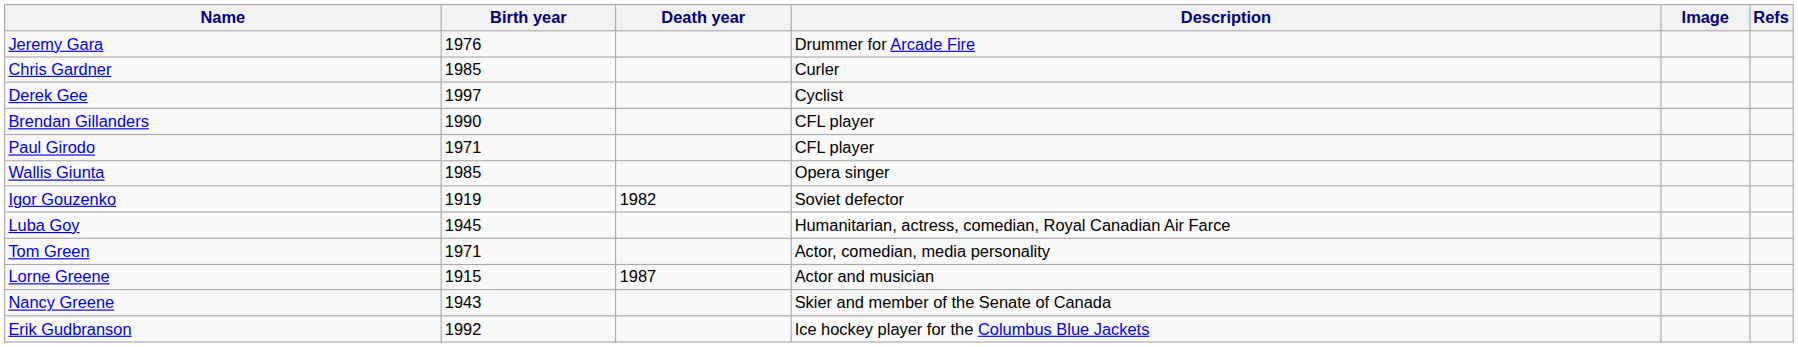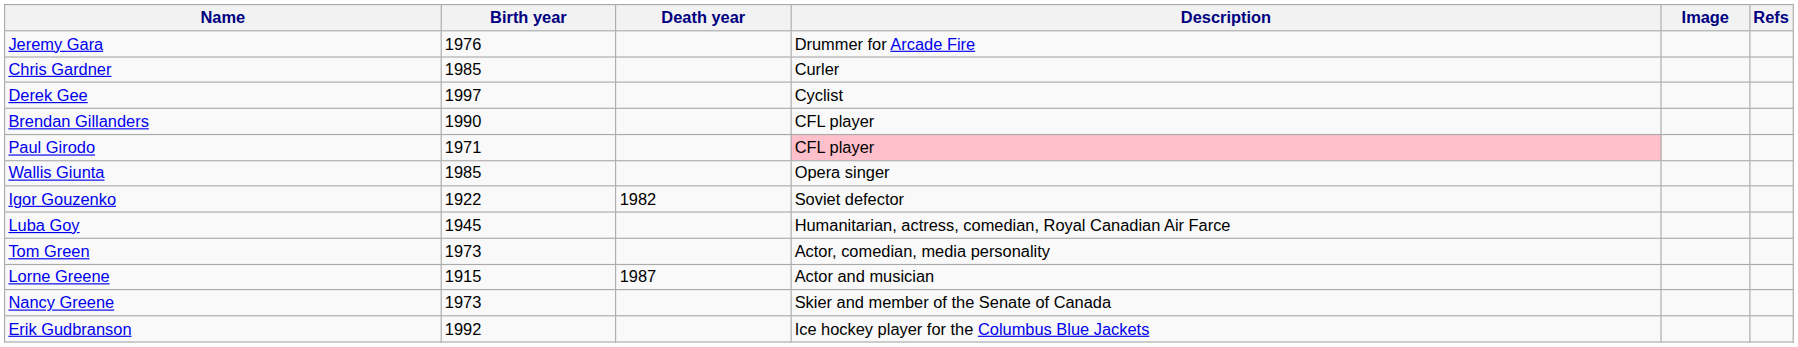(834, 148) no background -> (834, 148) pink background
(463, 199) 1919 -> (463, 199) 1922
(463, 251) 1971 -> (463, 251) 1973
(463, 303) 1943 -> (463, 303) 1973
